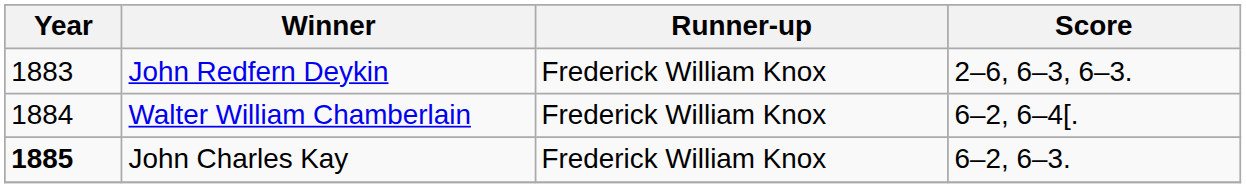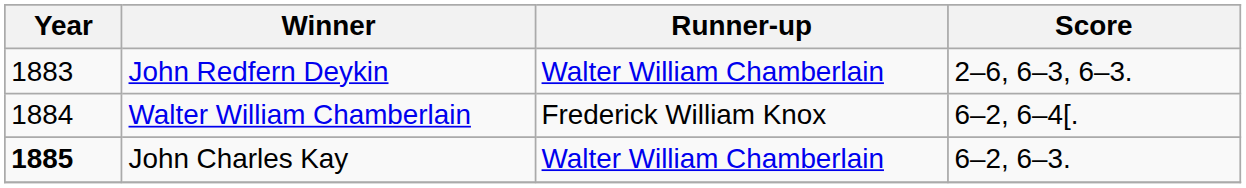(684, 70) Frederick William Knox -> (713, 70) Walter William Chamberlain
(684, 159) Frederick William Knox -> (713, 159) Walter William Chamberlain
